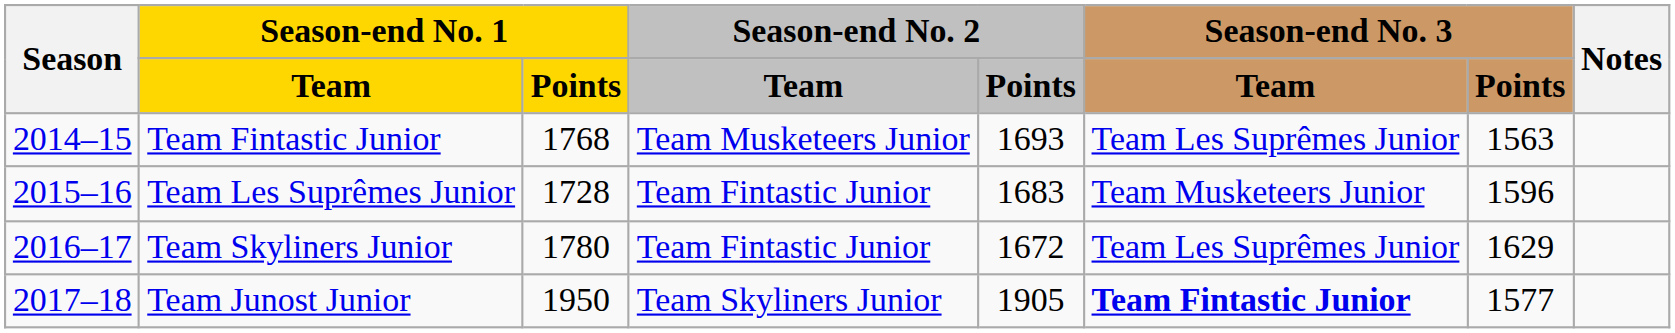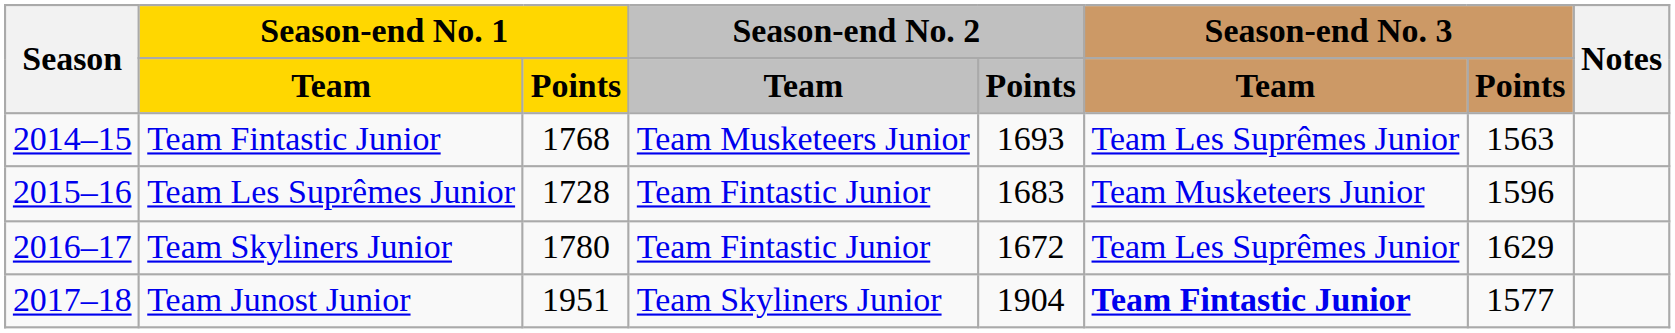(576, 300) 1950 -> (576, 300) 1951
(1031, 300) 1905 -> (1031, 300) 1904
